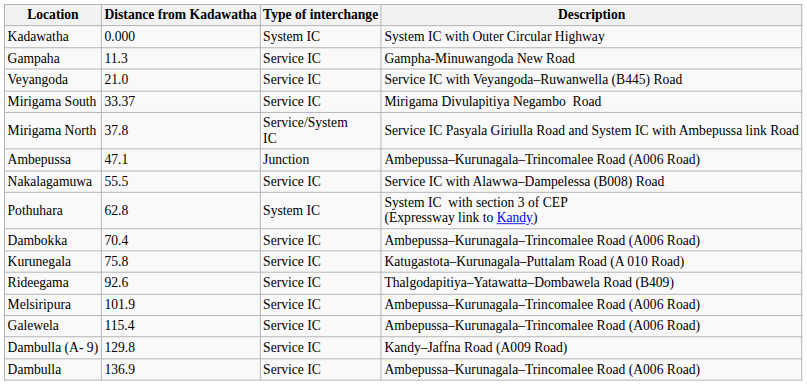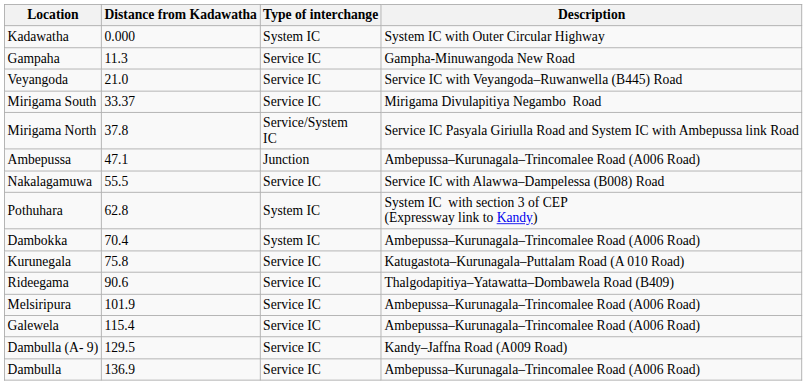(292, 240) Service IC -> (292, 240) System IC
(116, 283) 92.6 -> (116, 283) 90.6
(120, 347) 129.8 -> (120, 347) 129.5
